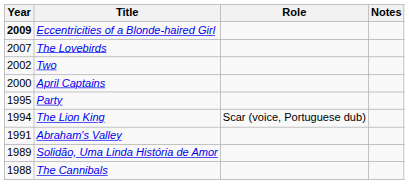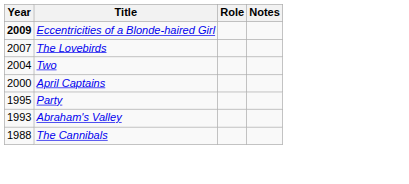(19, 65) 2002 -> (19, 65) 2004
- row: (71, 118)
(19, 135) 1991 -> (19, 118) 1993
- row: (127, 153)
